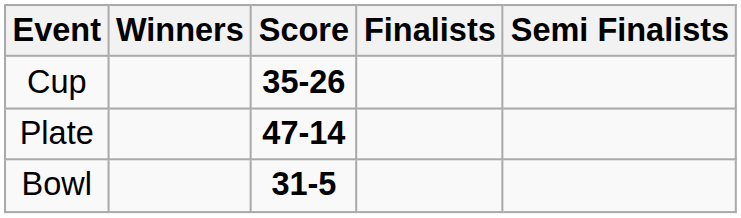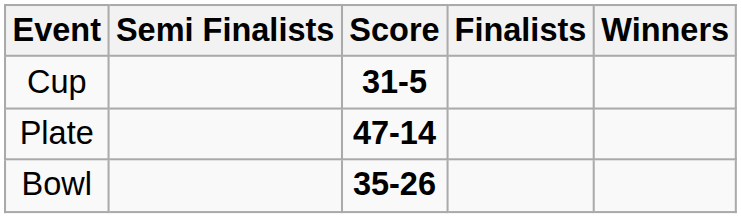columns swapped: (180, 30) <-> (620, 30)
(304, 81) 35-26 -> (394, 81) 31-5
(304, 184) 31-5 -> (394, 184) 35-26
